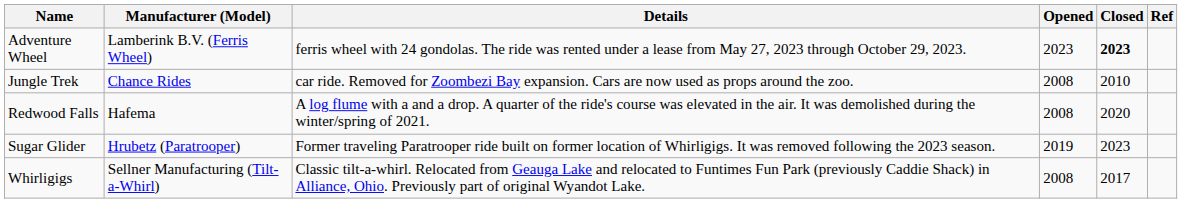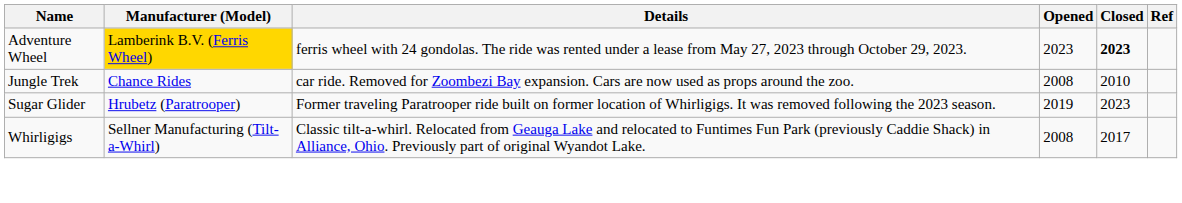(178, 48) no background -> (178, 48) gold background
- row: (53, 113)
